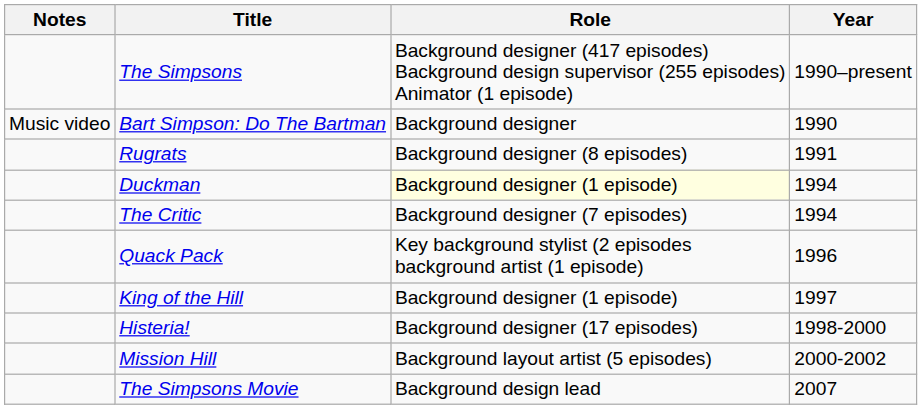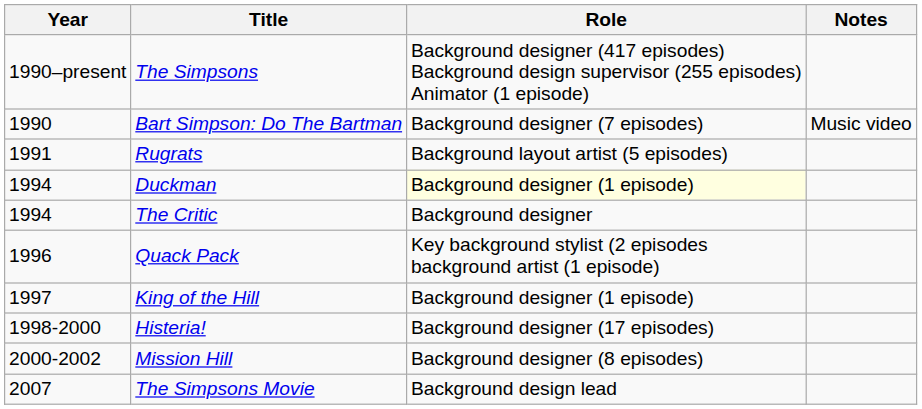columns swapped: (853, 19) <-> (60, 19)
(486, 123) Background designer -> (557, 123) Background designer (7 episodes)
(541, 154) Background designer (8 episodes) -> (569, 154) Background layout artist (5 episodes)
(541, 215) Background designer (7 episodes) -> (502, 215) Background designer
(553, 358) Background layout artist (5 episodes) -> (557, 358) Background designer (8 episodes)
